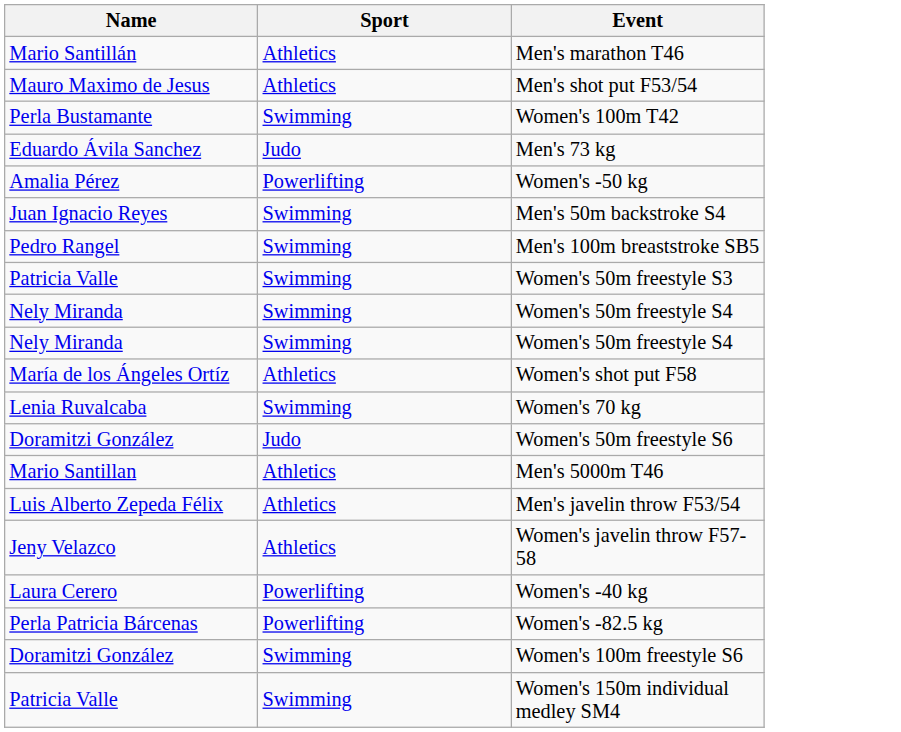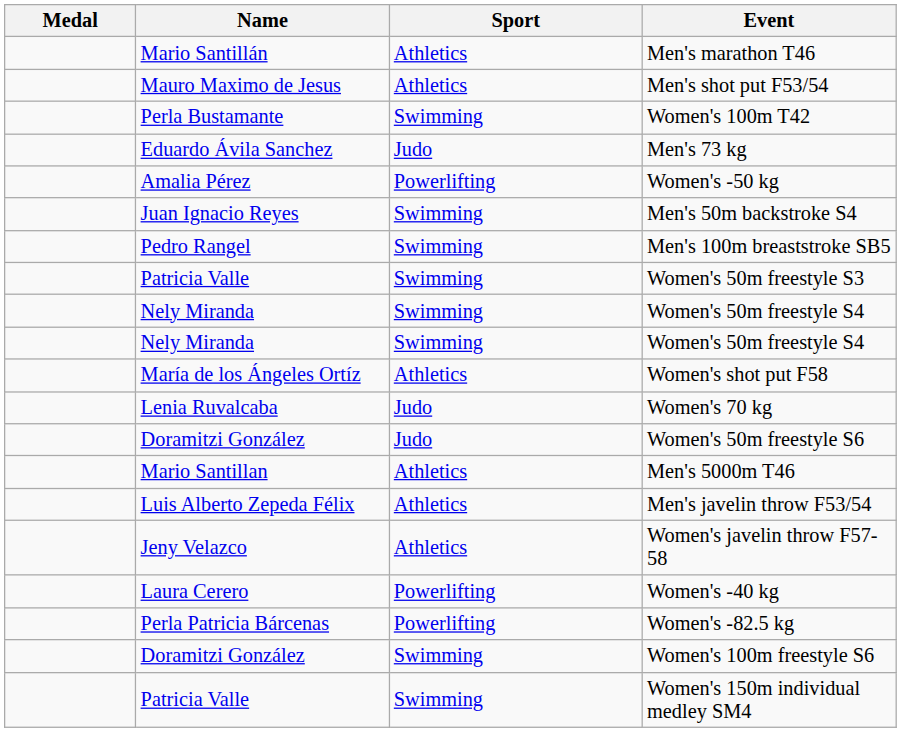+ column: (70, 20)
(307, 407) Swimming -> (413, 407) Judo
